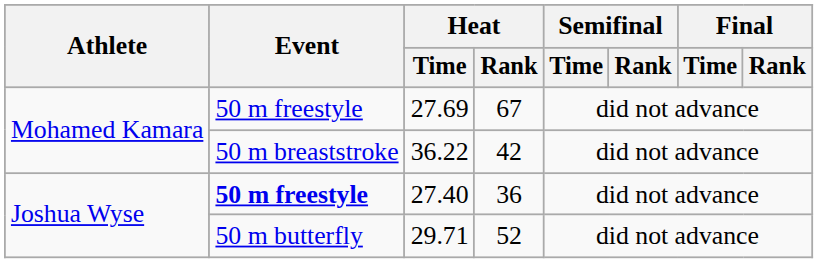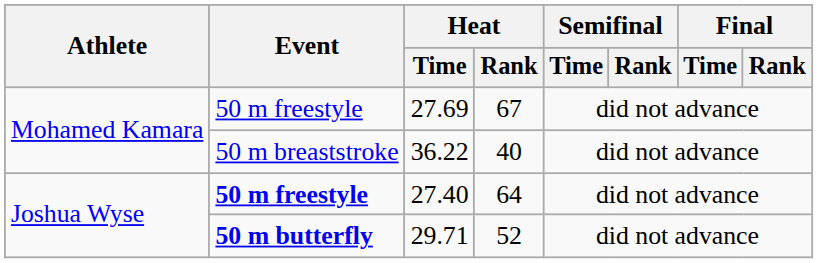(509, 151) 42 -> (509, 151) 40
(509, 193) 36 -> (509, 193) 64
(289, 236) normal -> (294, 236) bold
